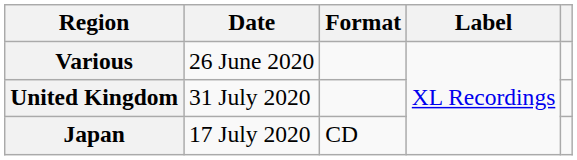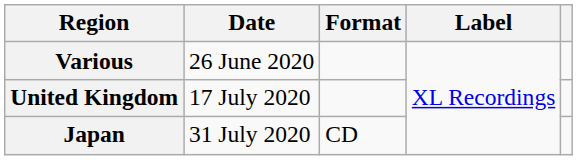(250, 97) 31 July 2020 -> (250, 97) 17 July 2020
(250, 135) 17 July 2020 -> (250, 135) 31 July 2020
